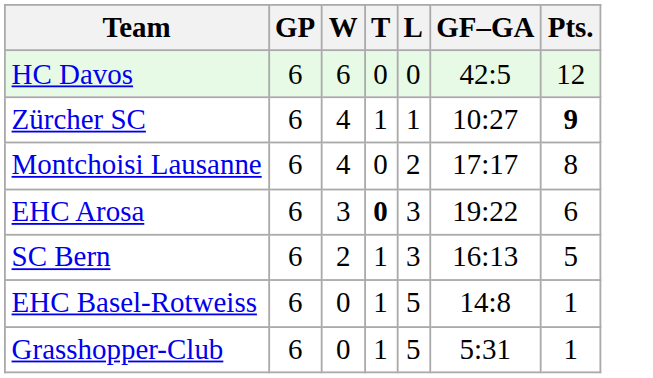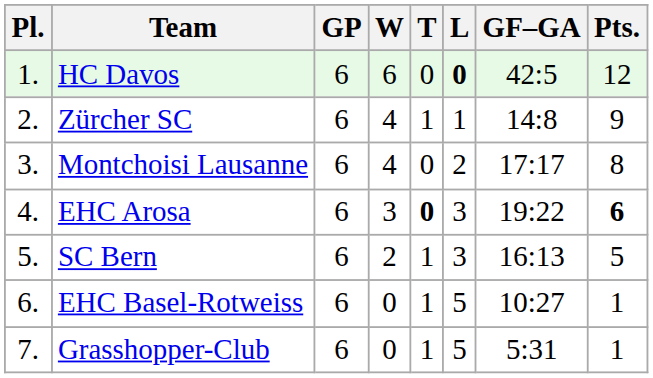+ column: (28, 27)
(413, 73) normal -> (460, 73) bold
(485, 119) 10:27 -> (532, 119) 14:8
(571, 119) bold -> (617, 119) normal
(571, 211) normal -> (617, 211) bold
(485, 303) 14:8 -> (532, 303) 10:27
